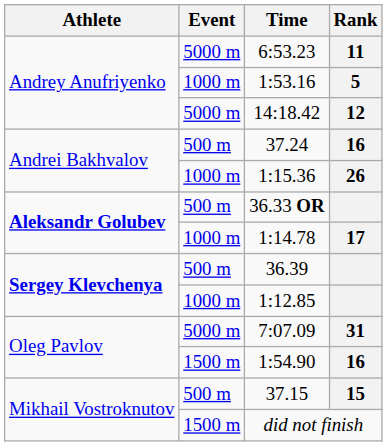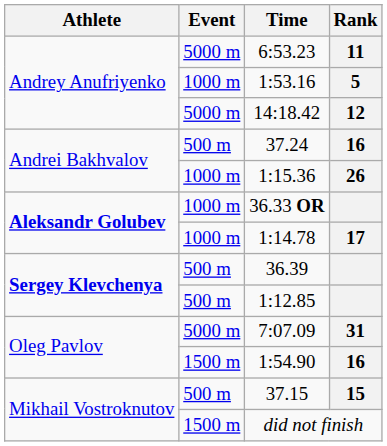(207, 207) 500 m -> (212, 207) 1000 m
(212, 300) 1000 m -> (207, 300) 500 m
